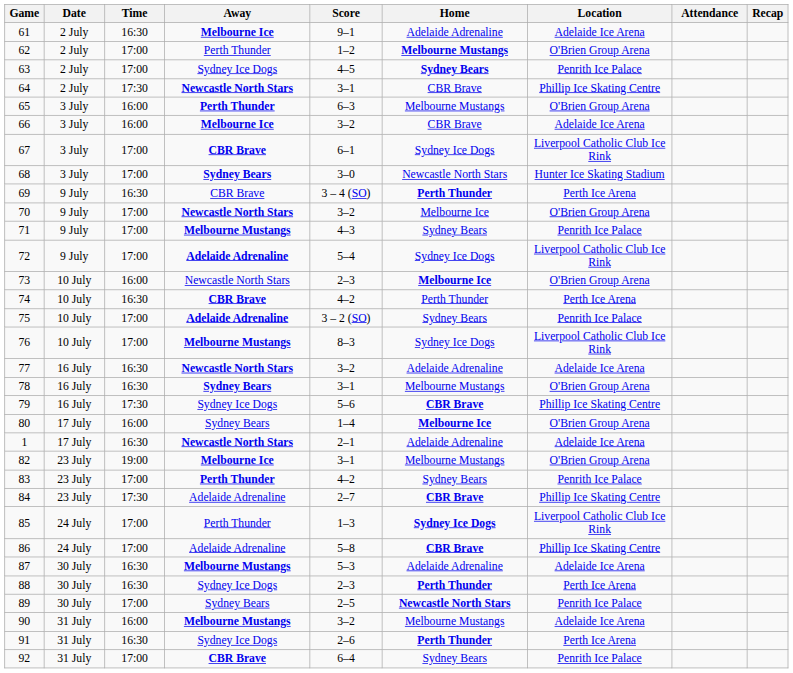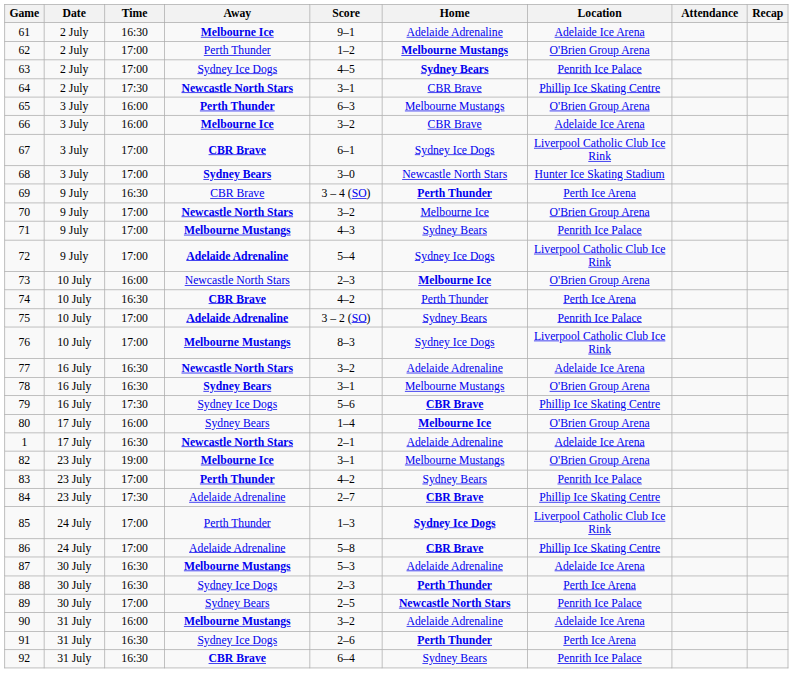(455, 622) Melbourne Mustangs -> (455, 622) Adelaide Adrenaline
(135, 659) 17:00 -> (135, 659) 16:30
